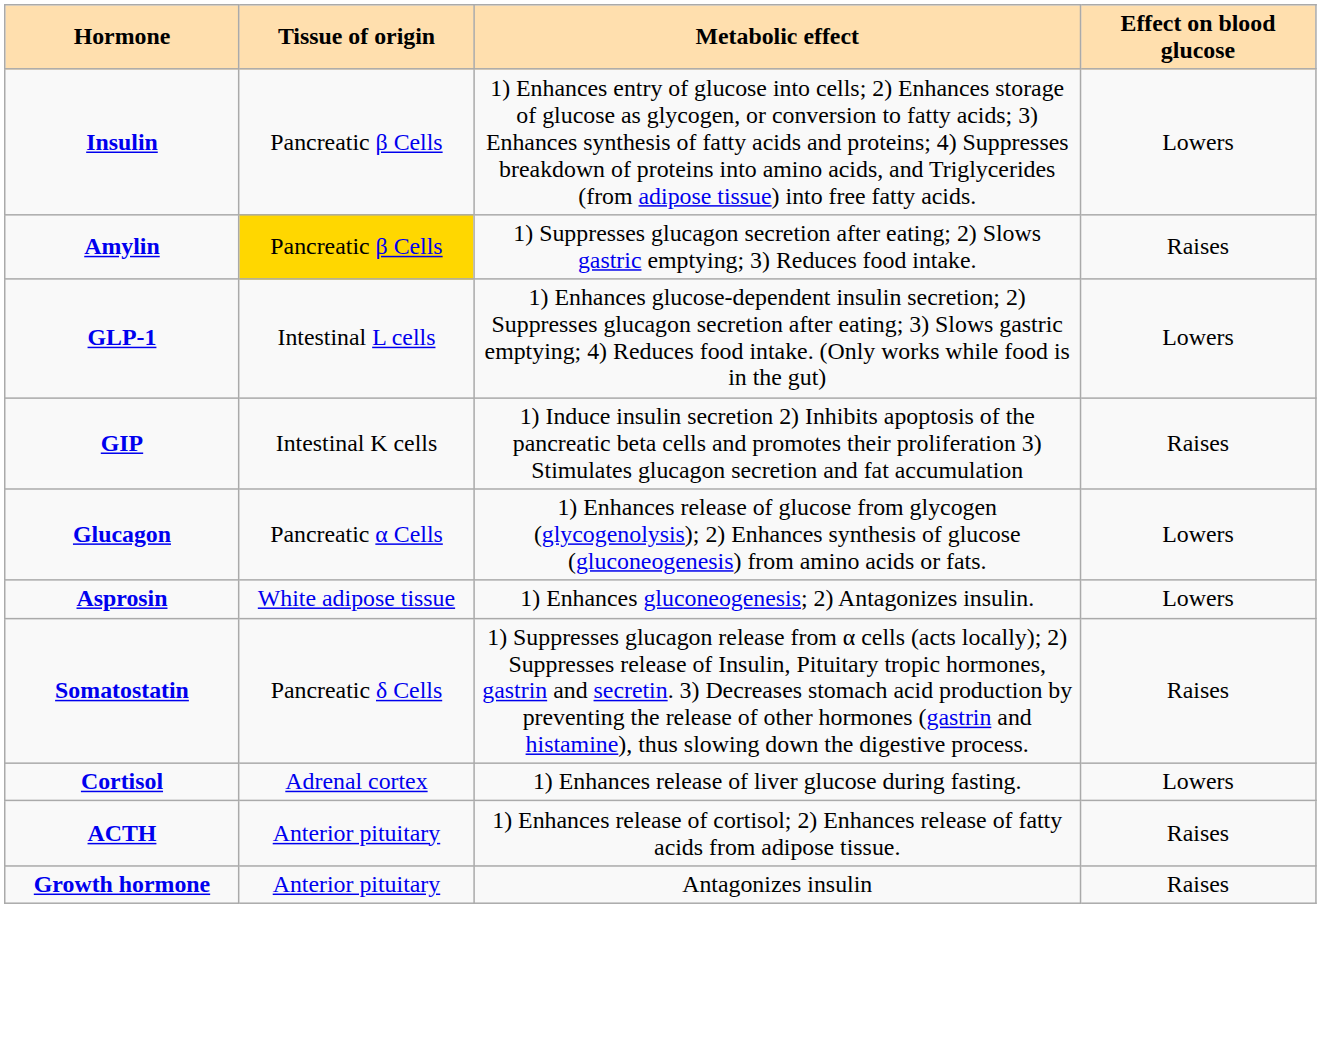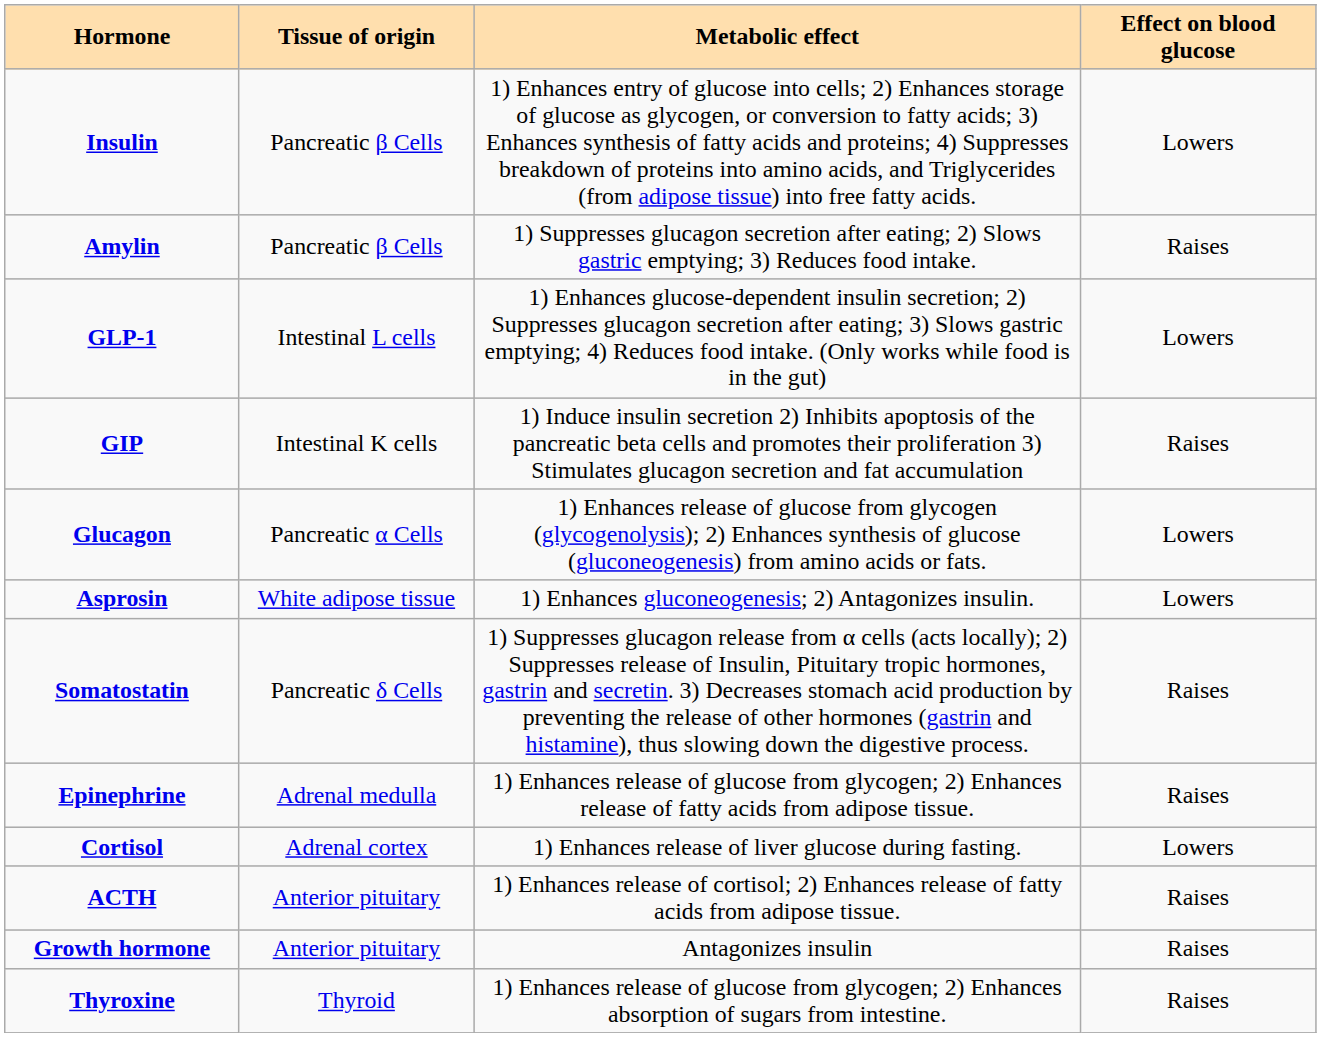(356, 246) gold background -> (356, 246) no background
+ row: (122, 795)
+ row: (122, 1000)
